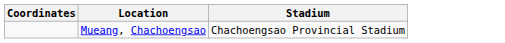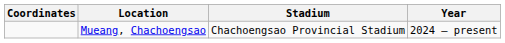+ column: (454, 13)
